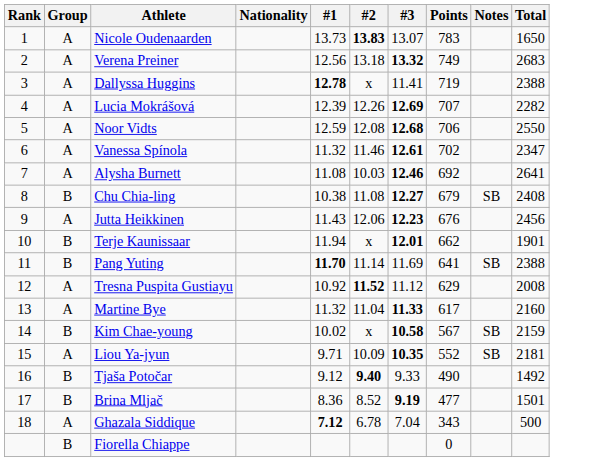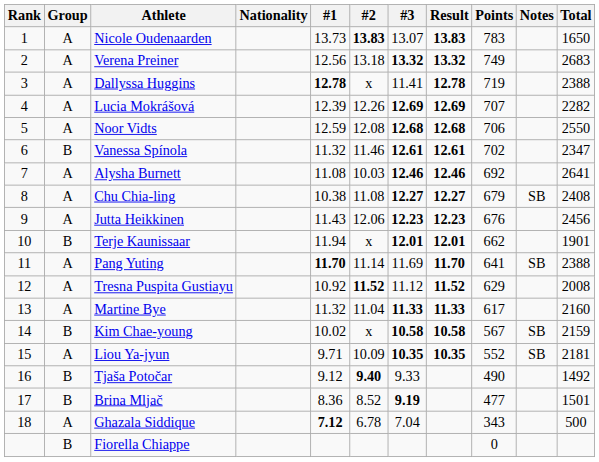+ column: (449, 15)
(68, 151) A -> (68, 151) B
(68, 196) B -> (68, 196) A
(68, 264) B -> (68, 264) A
